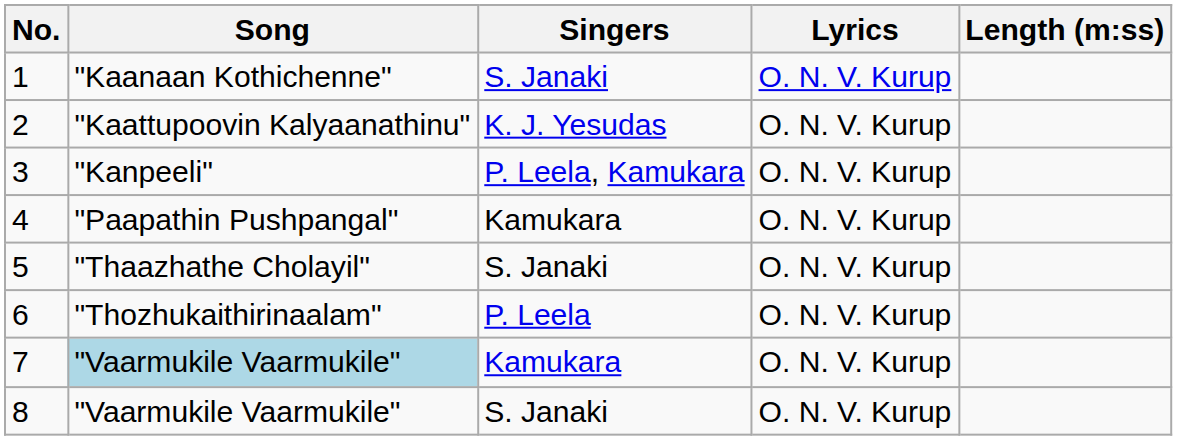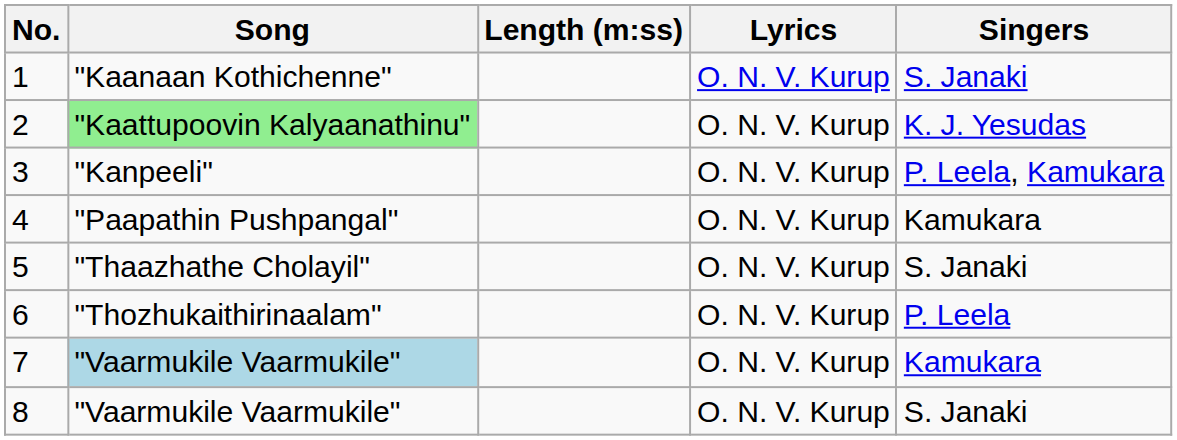columns swapped: (614, 29) <-> (1065, 29)
(272, 124) no background -> (272, 124) lightgreen background
